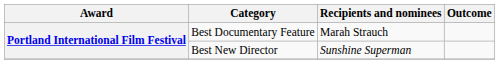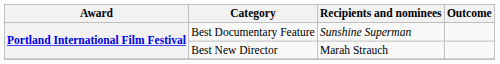(354, 31) Marah Strauch -> (366, 31) Sunshine Superman
(366, 50) Sunshine Superman -> (354, 50) Marah Strauch
